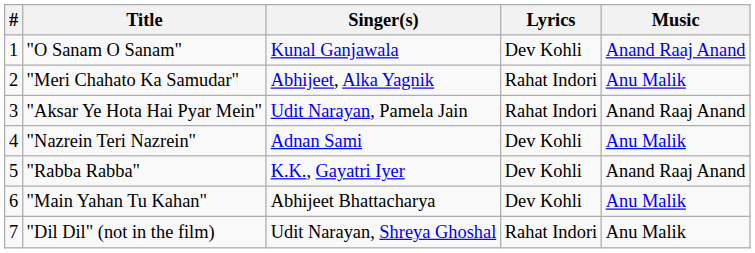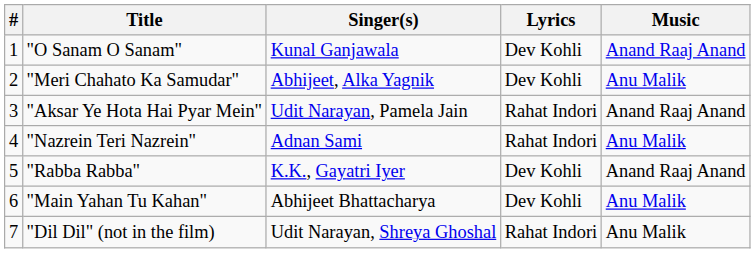(551, 80) Rahat Indori -> (543, 80) Dev Kohli
(543, 141) Dev Kohli -> (551, 141) Rahat Indori
